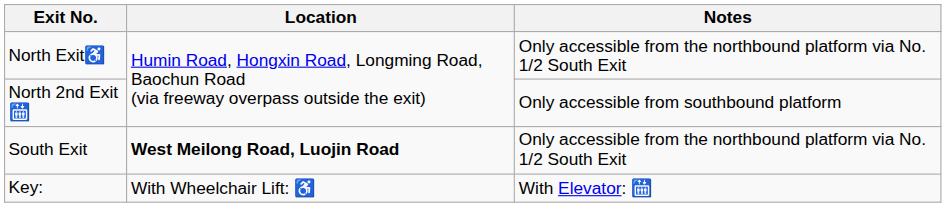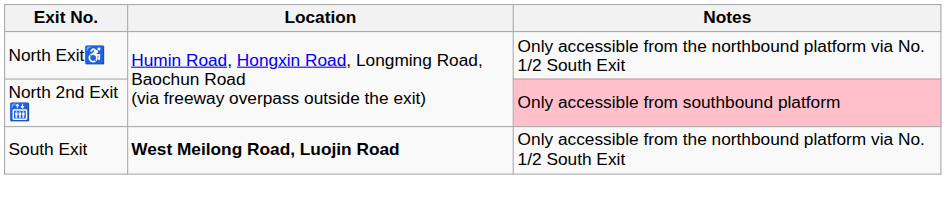(680, 102) no background -> (679, 102) pink background
- row: (26, 187)
